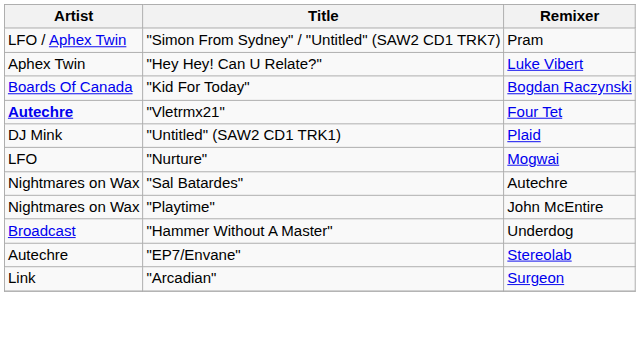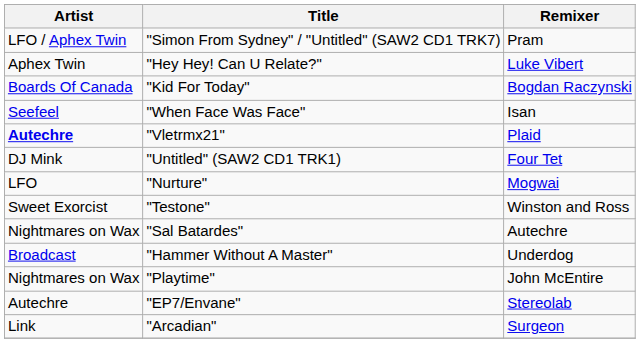+ row: (226, 111)
(535, 111) Four Tet -> (524, 135) Plaid
(524, 135) Plaid -> (535, 159) Four Tet
+ row: (178, 207)
rows swapped: (181, 207) <-> (239, 231)
